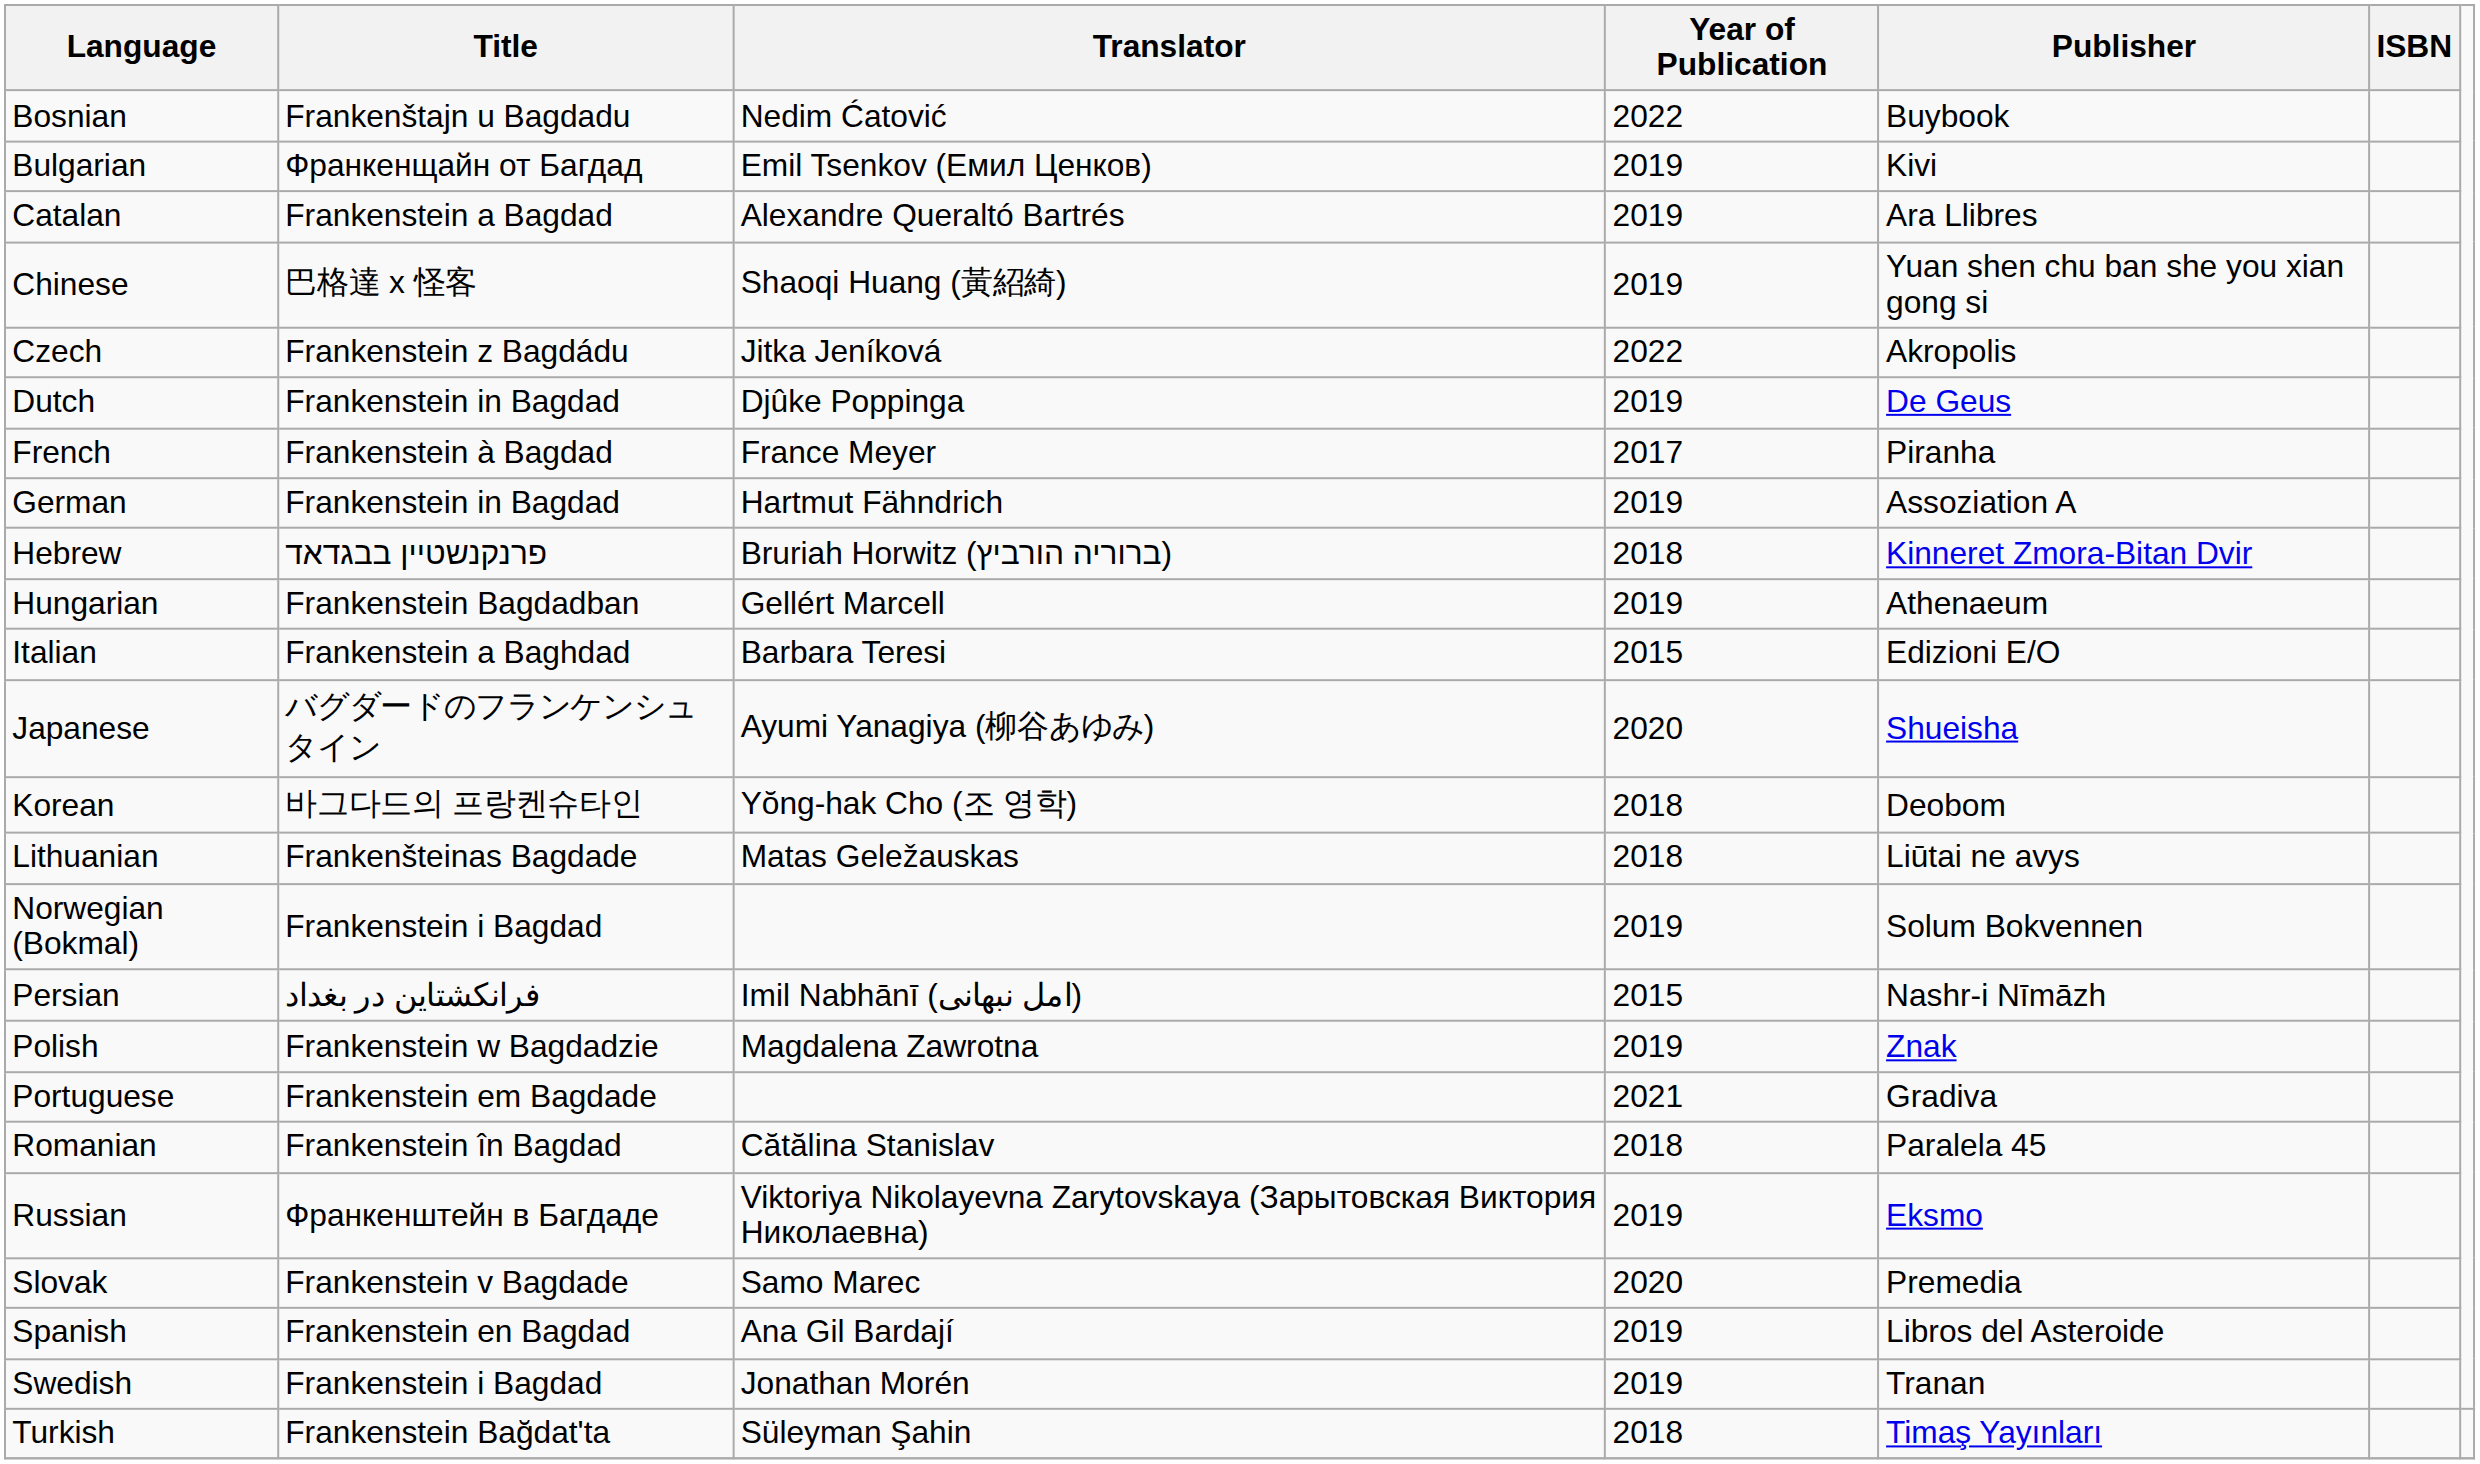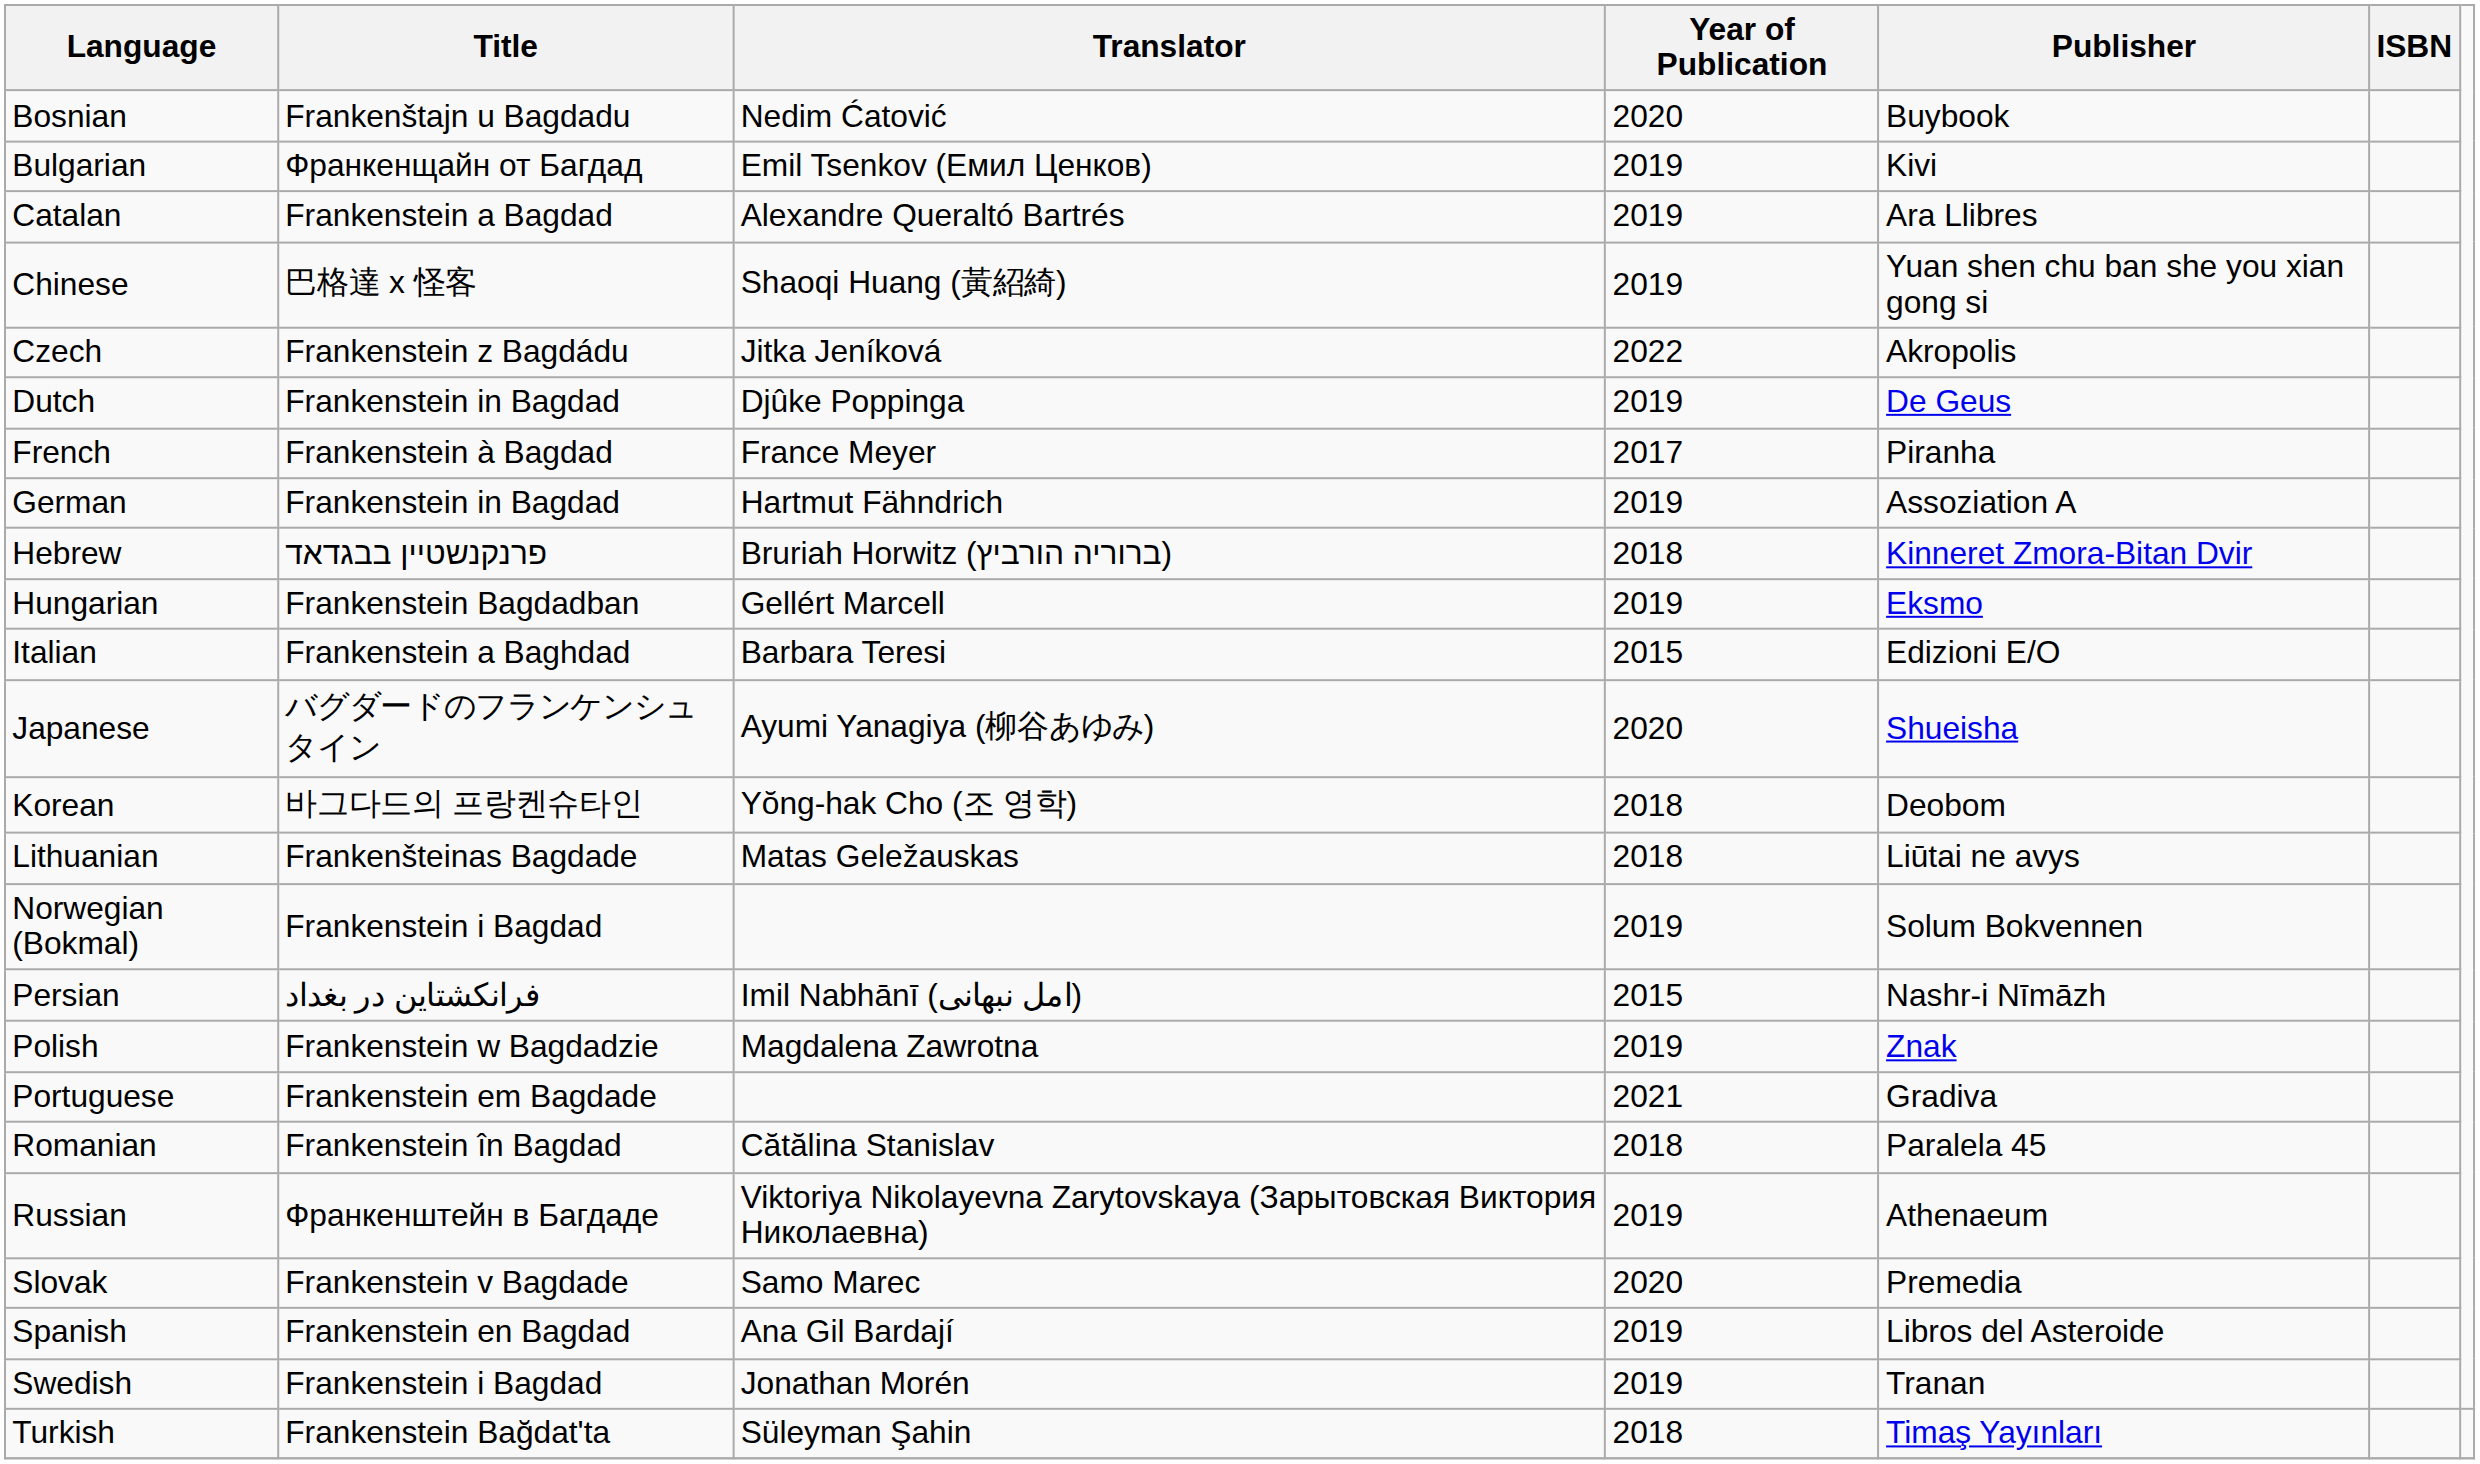(1648, 115) 2022 -> (1648, 115) 2020
(1967, 603) Athenaeum -> (1935, 603) Eksmo
(1935, 1214) Eksmo -> (1967, 1214) Athenaeum
